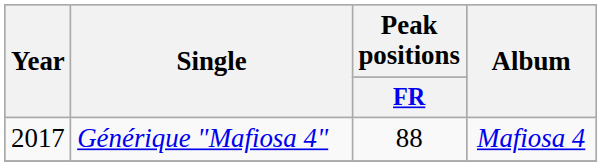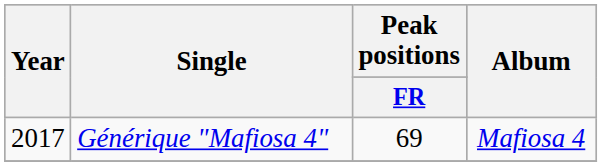(409, 138) 88 -> (409, 138) 69
